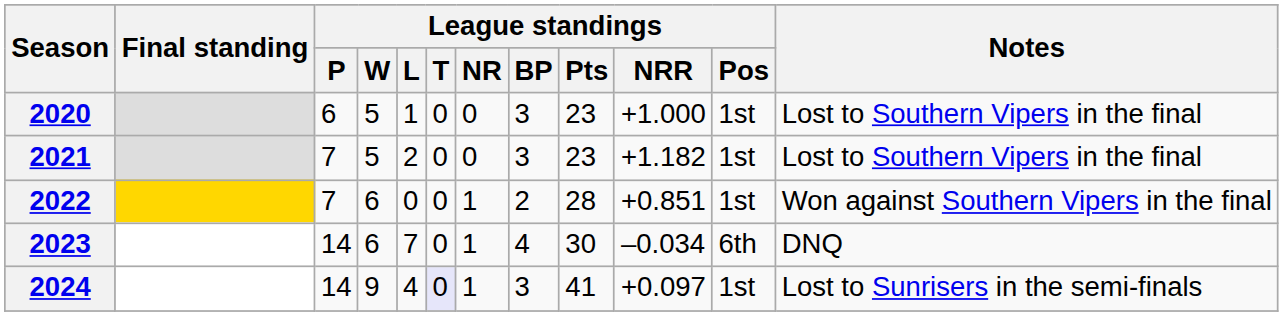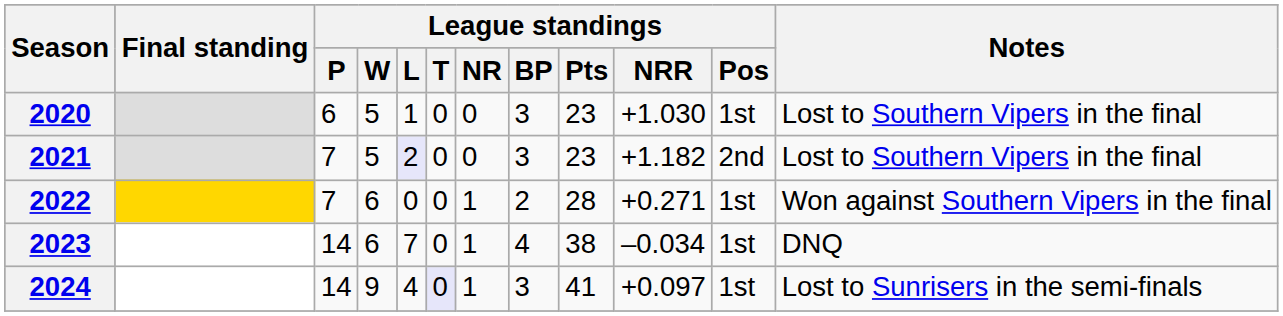(663, 113) +1.000 -> (663, 113) +1.030
(411, 157) no background -> (411, 157) lavender background
(737, 157) 1st -> (741, 157) 2nd
(663, 200) +0.851 -> (663, 200) +0.271
(581, 244) 30 -> (581, 244) 38
(738, 244) 6th -> (737, 244) 1st
